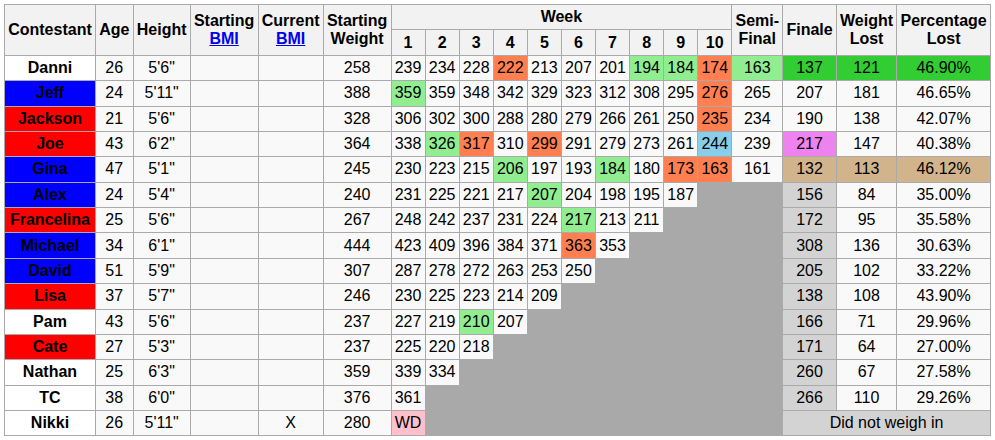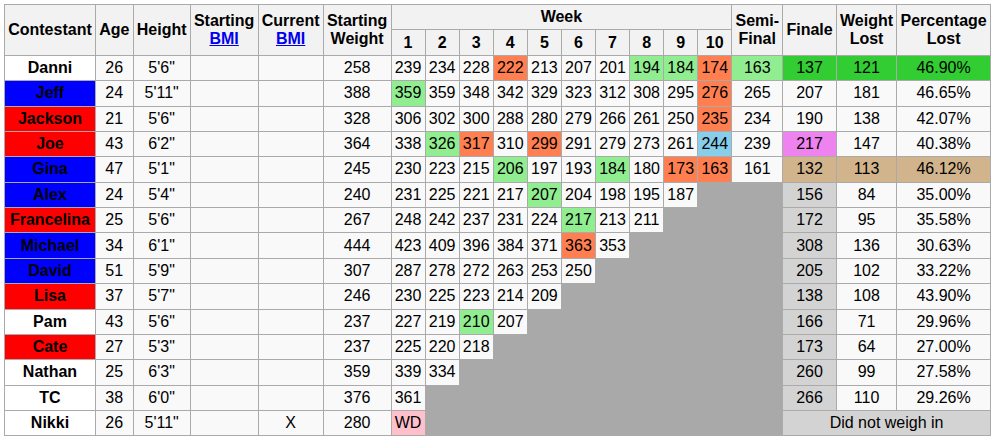(810, 347) 171 -> (810, 347) 173
(867, 372) 67 -> (867, 372) 99
